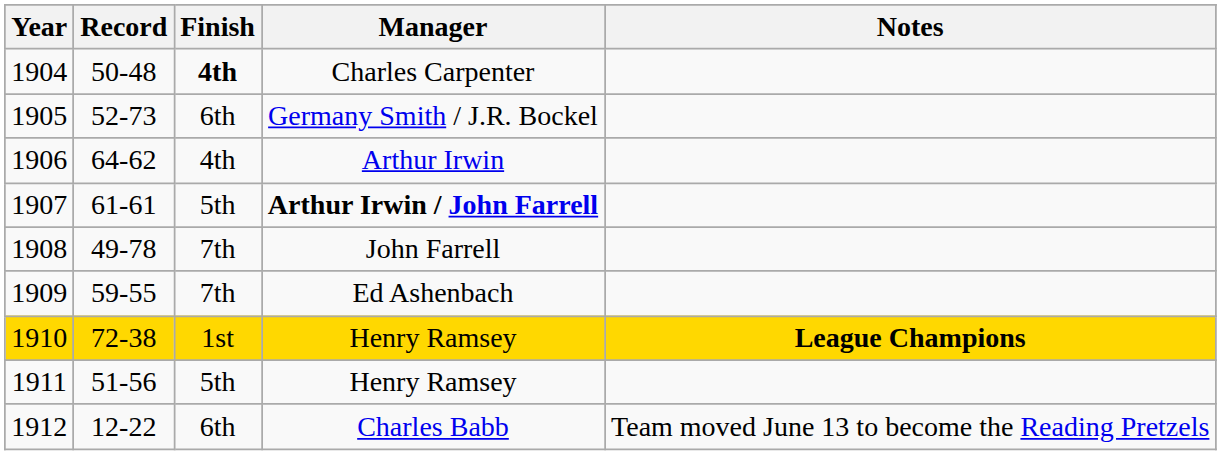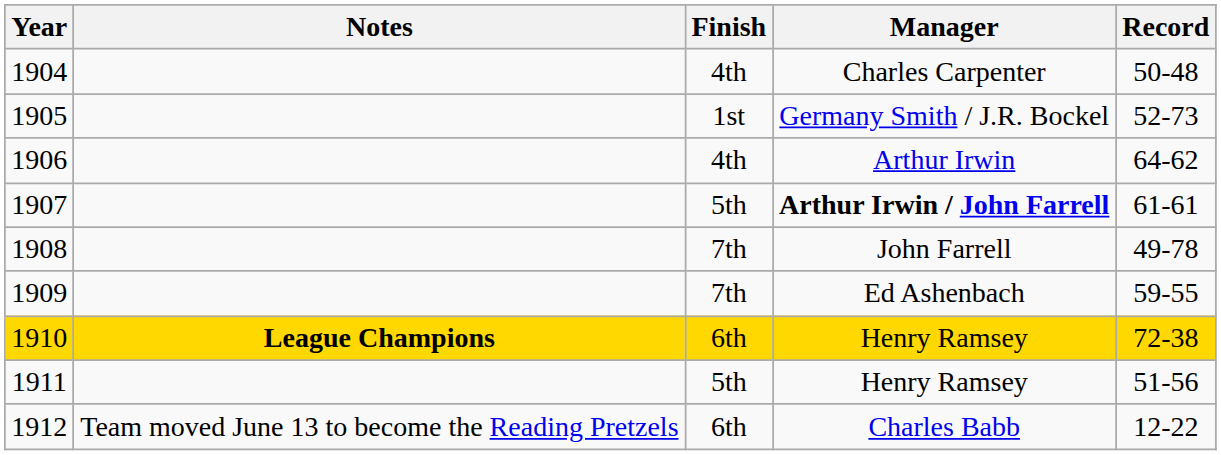columns swapped: (124, 26) <-> (910, 26)
(218, 71) bold -> (729, 71) normal
(218, 115) 6th -> (729, 115) 1st
(218, 337) 1st -> (729, 337) 6th
